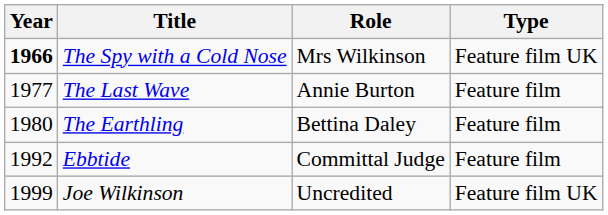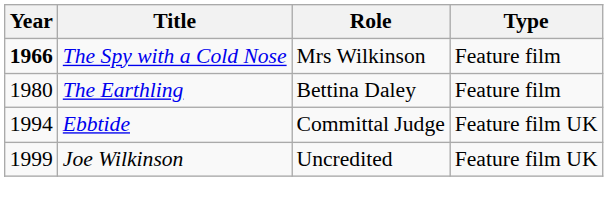(526, 55) Feature film UK -> (508, 55) Feature film
- row: (126, 90)
(31, 158) 1992 -> (31, 124) 1994
(508, 158) Feature film -> (526, 124) Feature film UK
